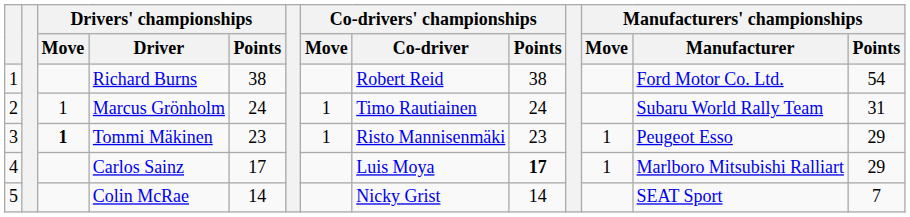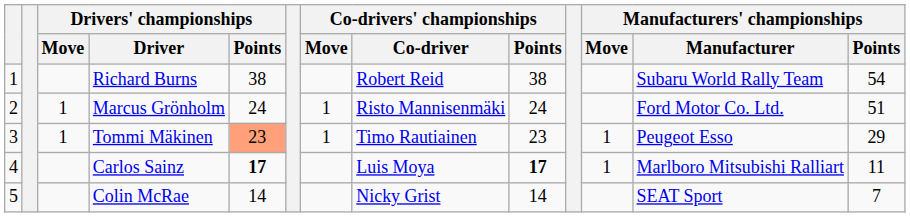(710, 78) Ford Motor Co. Ltd. -> (730, 78) Subaru World Rally Team
(416, 107) Timo Rautiainen -> (431, 107) Risto Mannisenmäki
(730, 107) Subaru World Rally Team -> (710, 107) Ford Motor Co. Ltd.
(876, 107) 31 -> (876, 107) 51
(63, 137) bold -> (63, 137) normal
(257, 137) no background -> (257, 137) lightsalmon background
(431, 137) Risto Mannisenmäki -> (416, 137) Timo Rautiainen
(257, 166) normal -> (257, 166) bold
(876, 166) 29 -> (876, 166) 11
